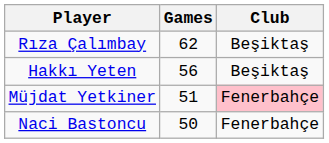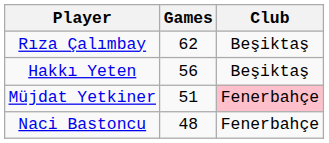(188, 125) 50 -> (188, 125) 48
